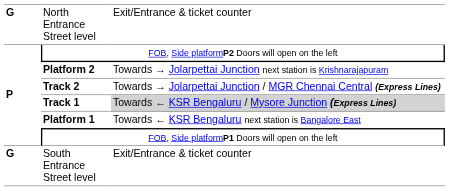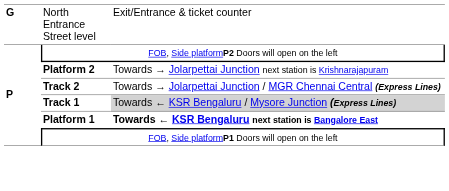(237, 119) normal -> (245, 119) bold
- row: (69, 165)
